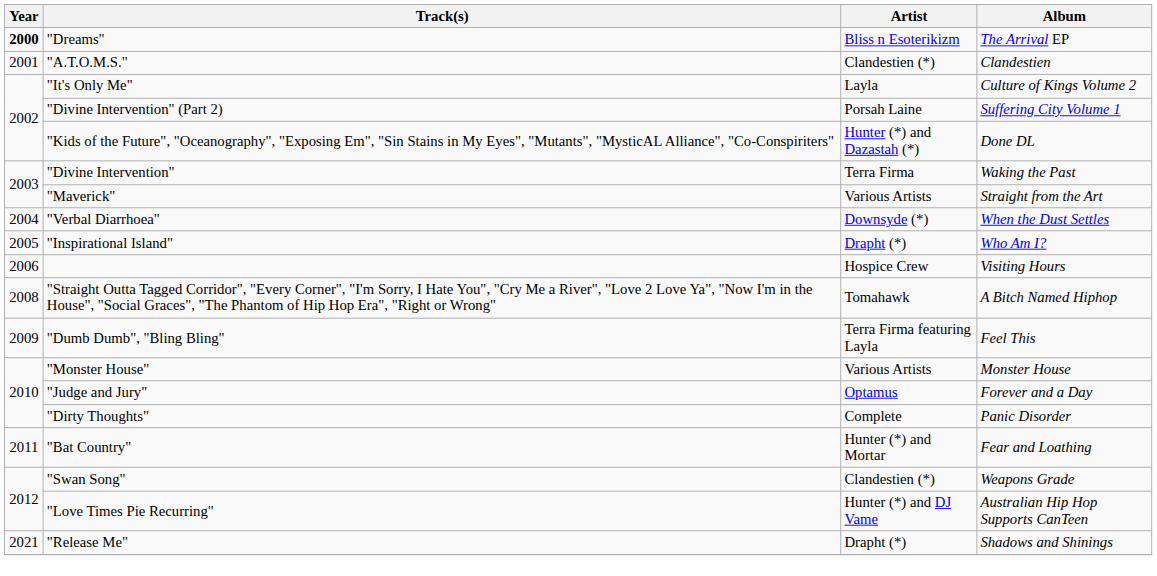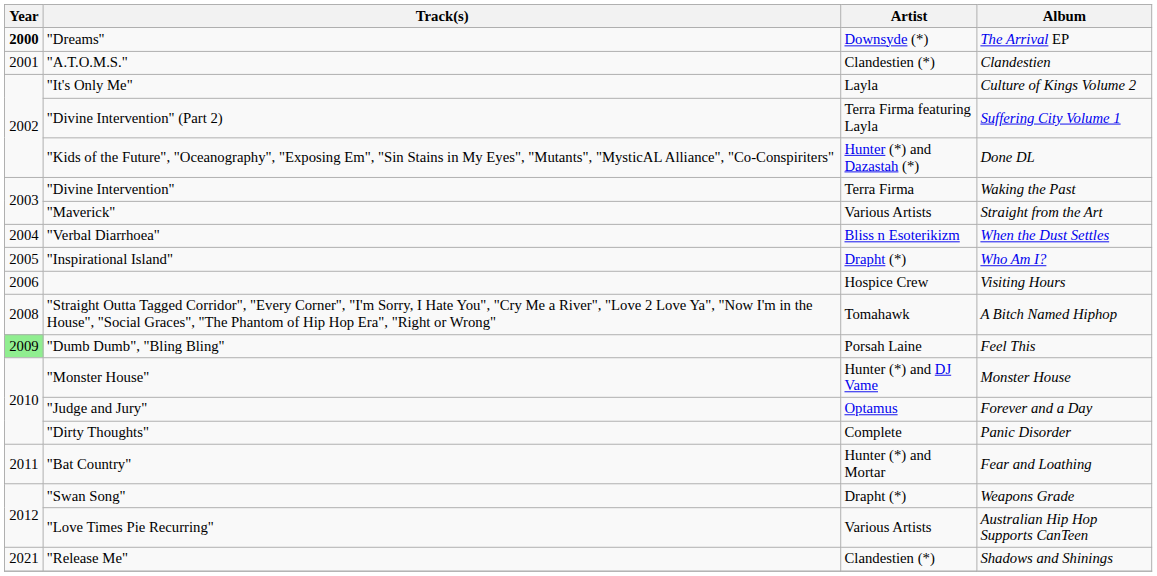(902, 39) Bliss n Esoterikizm -> (886, 39) Downsyde (*)
(883, 109) Porsah Laine -> (908, 117) Terra Firma featuring Layla
(886, 219) Downsyde (*) -> (902, 236) Bliss n Esoterikizm
(24, 337) no background -> (24, 345) lightgreen background
(908, 337) Terra Firma featuring Layla -> (883, 345) Porsah Laine
(888, 369) Various Artists -> (898, 377) Hunter (*) and DJ Vame
(890, 479) Clandestien (*) -> (875, 495) Drapht (*)
(898, 510) Hunter (*) and DJ Vame -> (888, 527) Various Artists
(875, 542) Drapht (*) -> (890, 559) Clandestien (*)
